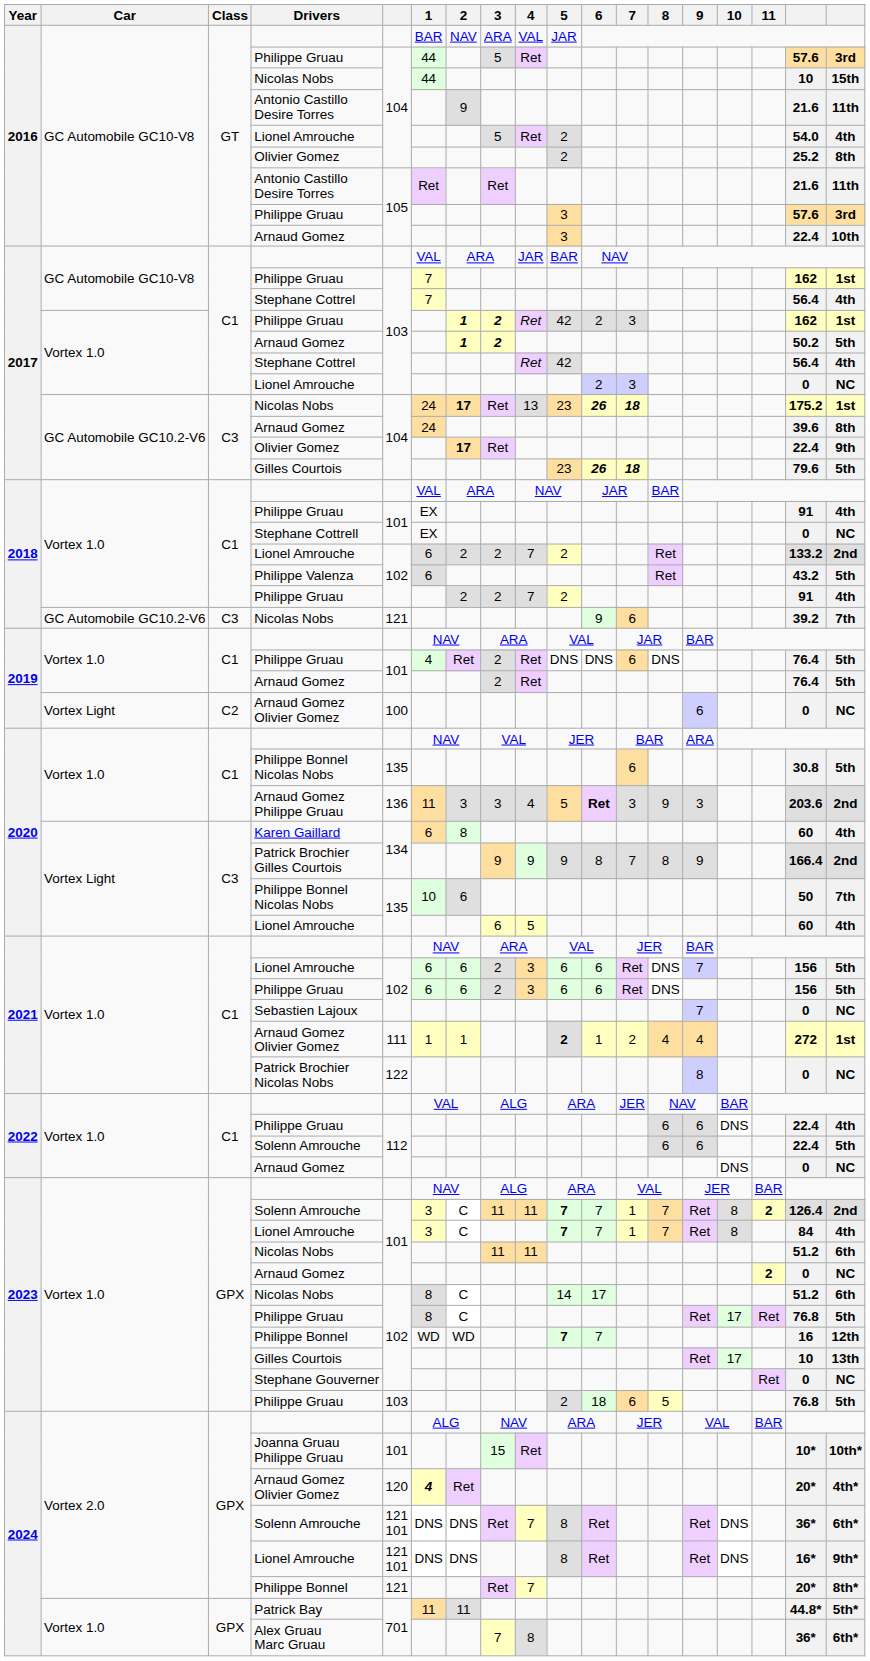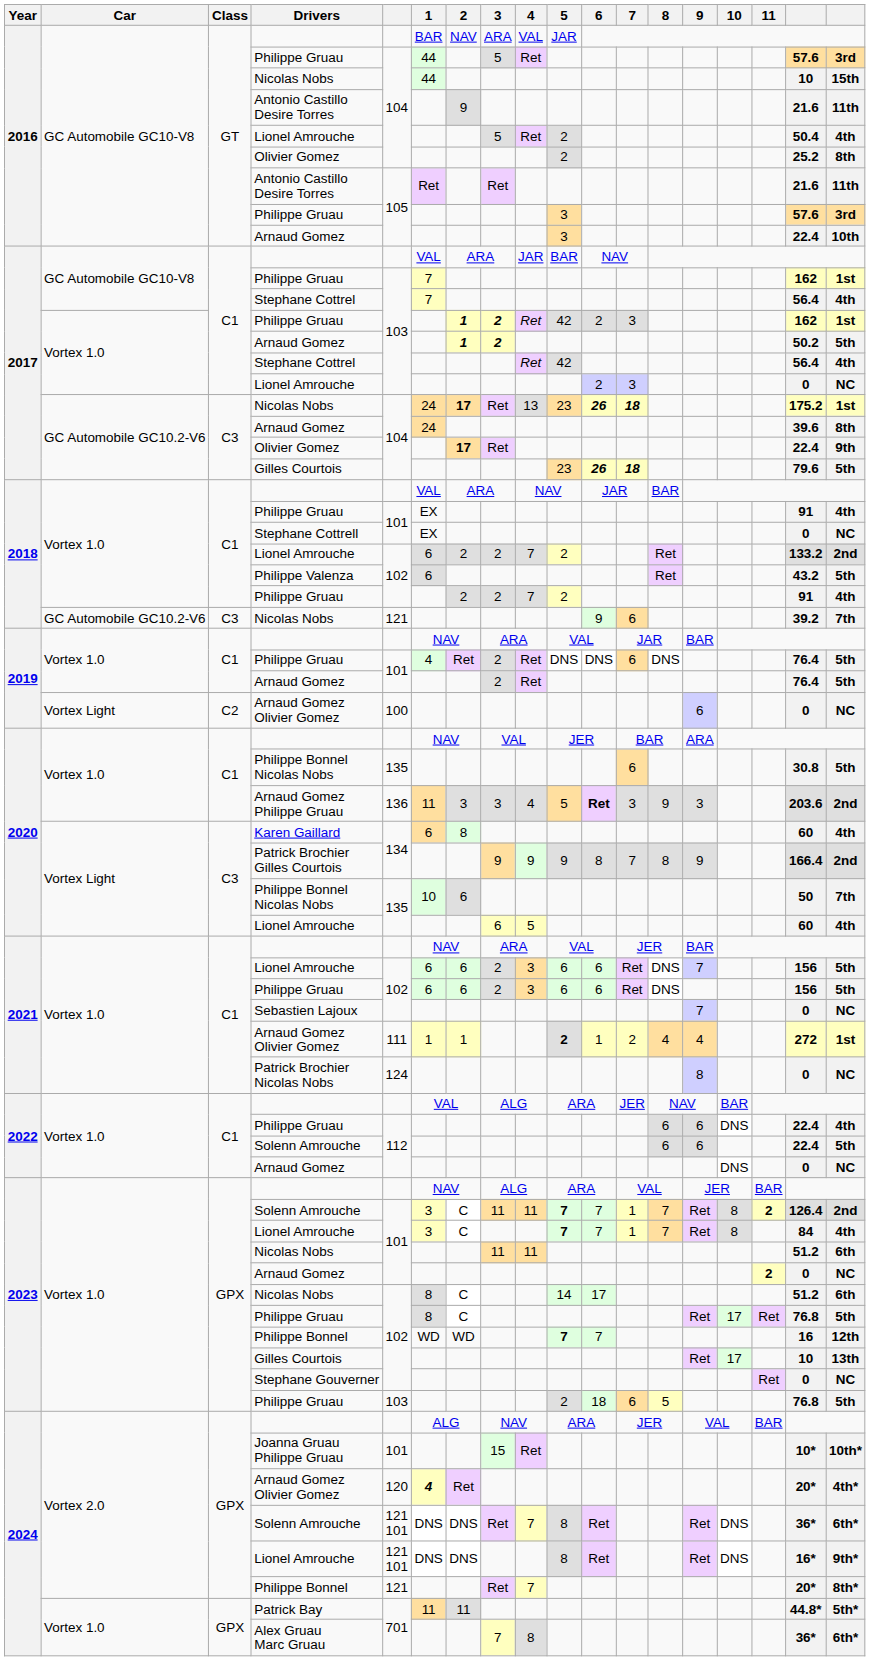(806, 136) 54.0 -> (806, 136) 50.4
(397, 1075) 122 -> (397, 1075) 124
